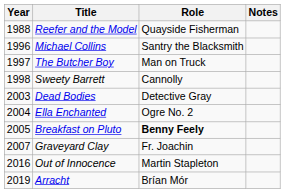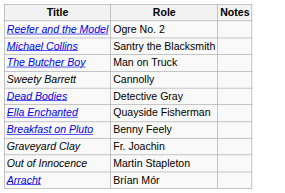- column: (19, 12)
(190, 29) Quayside Fisherman -> (139, 29) Ogre No. 2
(167, 113) Ogre No. 2 -> (162, 113) Quayside Fisherman
(173, 130) bold -> (143, 130) normal
